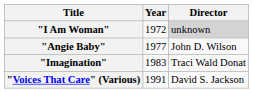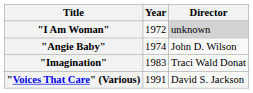(156, 46) 1977 -> (156, 46) 1974
